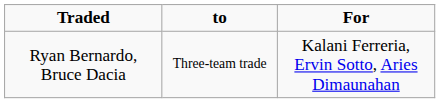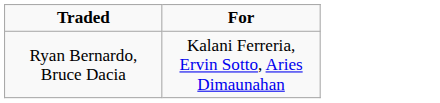- column: (220, 18)
